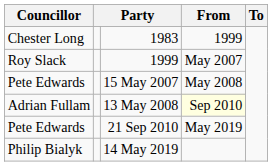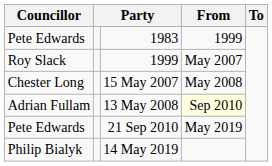(46, 37) Chester Long -> (46, 37) Pete Edwards
(46, 82) Pete Edwards -> (46, 82) Chester Long
